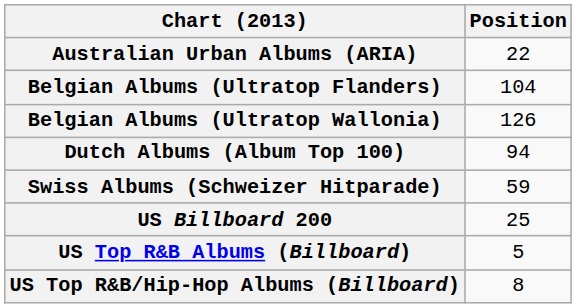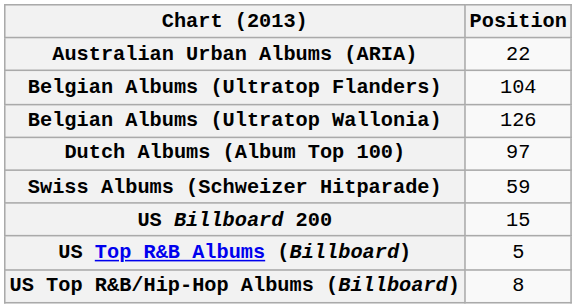(518, 154) 94 -> (518, 154) 97
(518, 220) 25 -> (518, 220) 15
